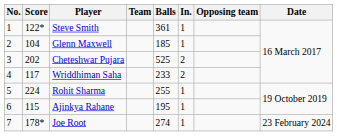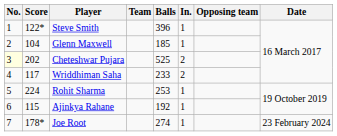(163, 28) 361 -> (163, 28) 396
(9, 59) no background -> (9, 59) lightyellow background
(163, 91) 255 -> (163, 91) 253
(163, 107) 195 -> (163, 107) 192
